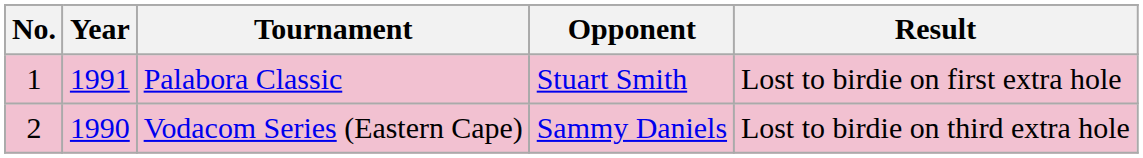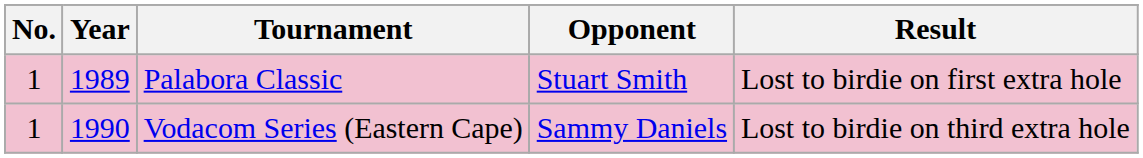(100, 78) 1991 -> (100, 78) 1989
(34, 128) 2 -> (34, 128) 1
